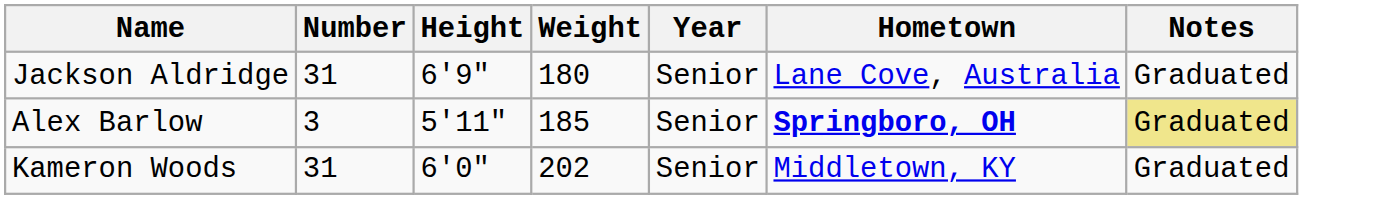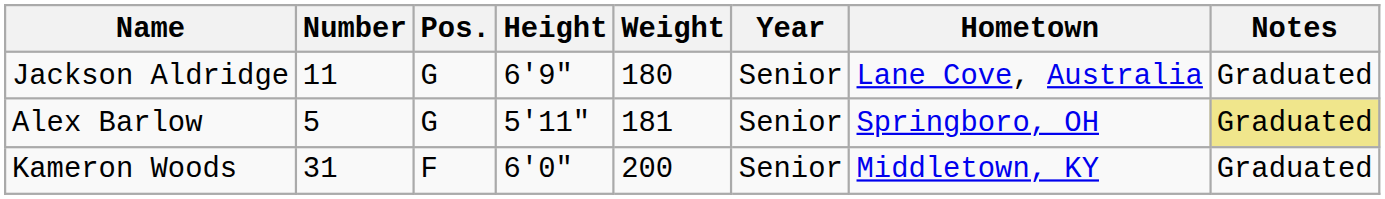+ column: (455, 29)
(320, 76) 31 -> (320, 76) 11
(312, 123) 3 -> (312, 123) 5
(564, 123) 185 -> (647, 123) 181
(895, 123) bold -> (978, 123) normal
(564, 170) 202 -> (647, 170) 200
